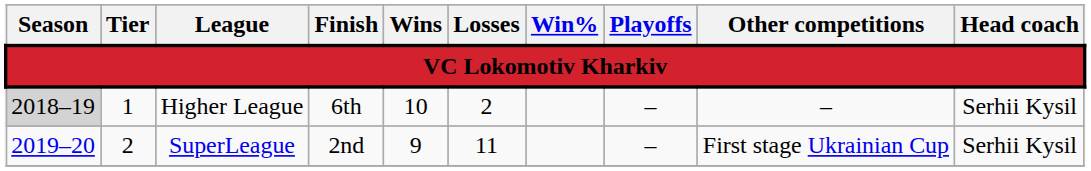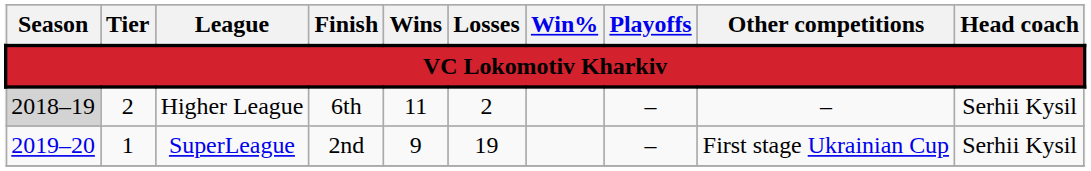(128, 106) 1 -> (128, 106) 2
(416, 106) 10 -> (416, 106) 11
(128, 146) 2 -> (128, 146) 1
(487, 146) 11 -> (487, 146) 19
